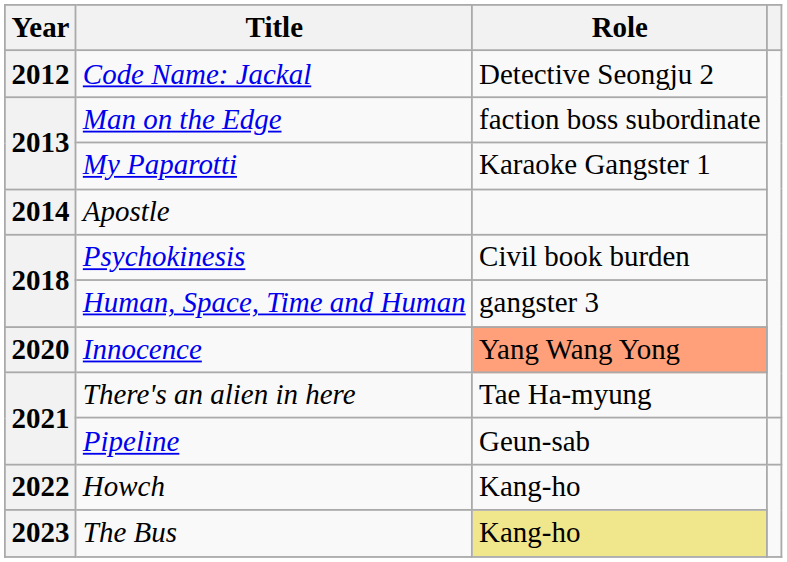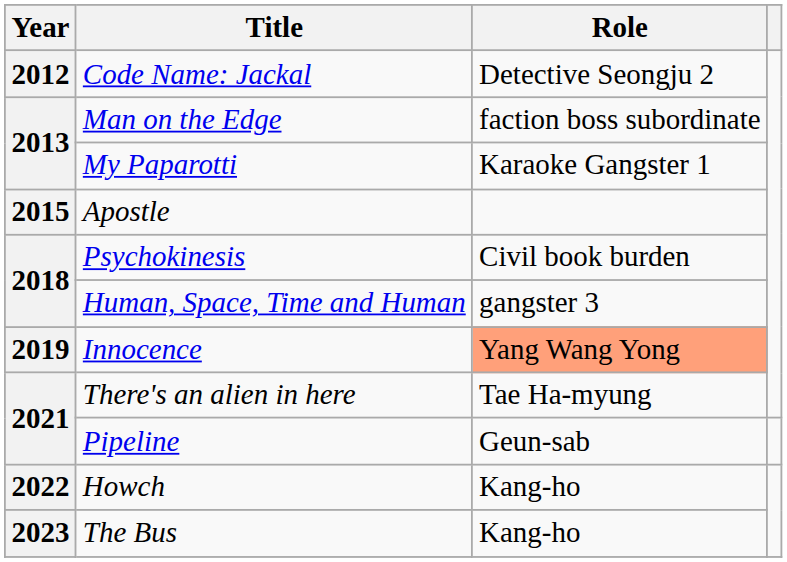(41, 211) 2014 -> (41, 211) 2015
(41, 348) 2020 -> (41, 348) 2019
(530, 532) khaki background -> (530, 532) no background
